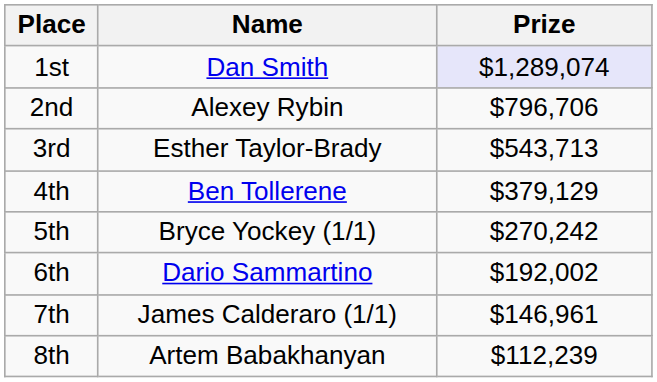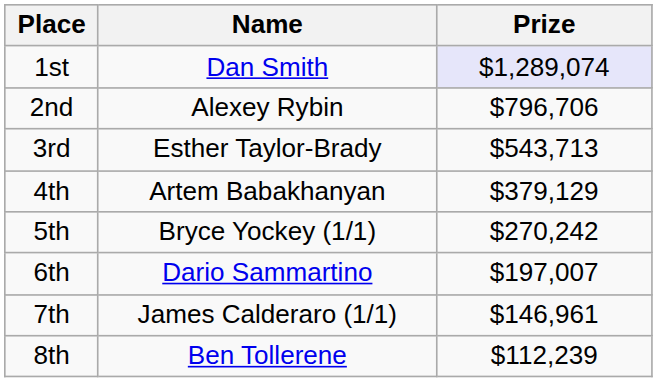(267, 190) Ben Tollerene -> (267, 190) Artem Babakhanyan
(544, 273) $192,002 -> (544, 273) $197,007
(267, 356) Artem Babakhanyan -> (267, 356) Ben Tollerene
